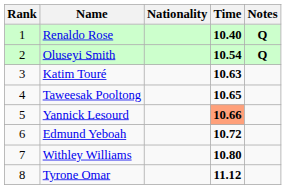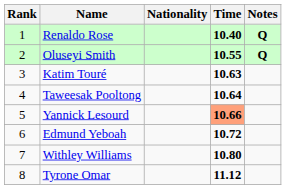(227, 54) 10.54 -> (227, 54) 10.55
(227, 94) 10.65 -> (227, 94) 10.64
